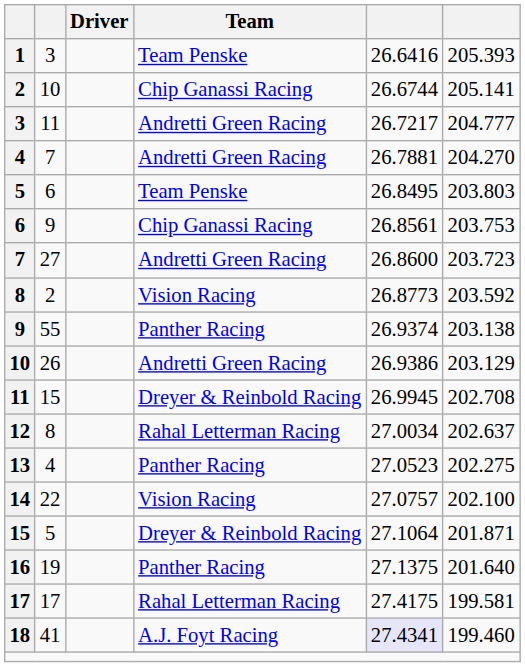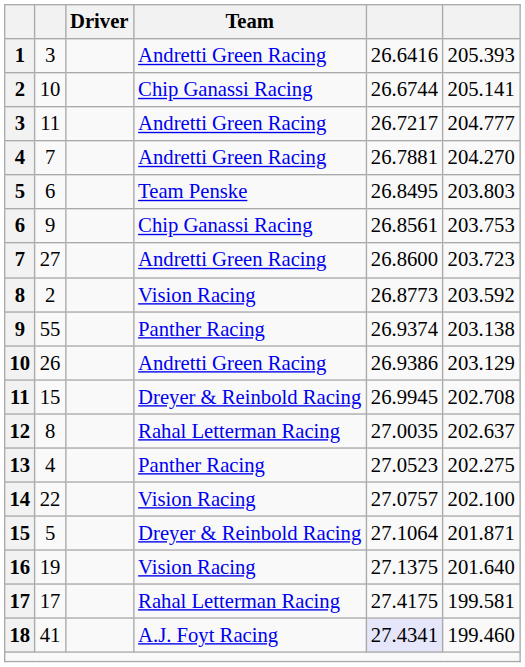(193, 55) Team Penske -> (232, 55) Andretti Green Racing
(404, 430) 27.0034 -> (404, 430) 27.0035
(201, 567) Panther Racing -> (197, 567) Vision Racing
